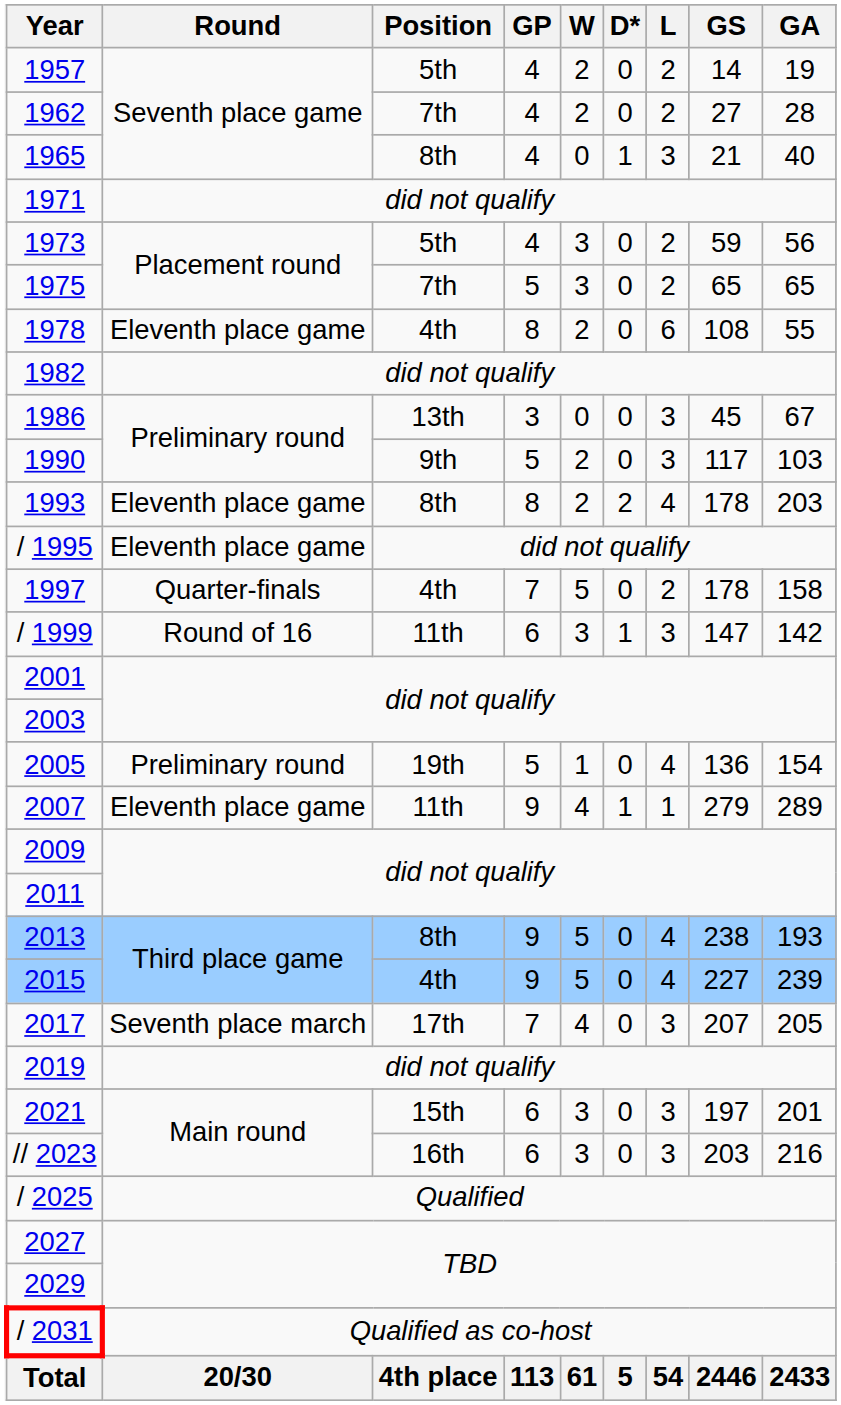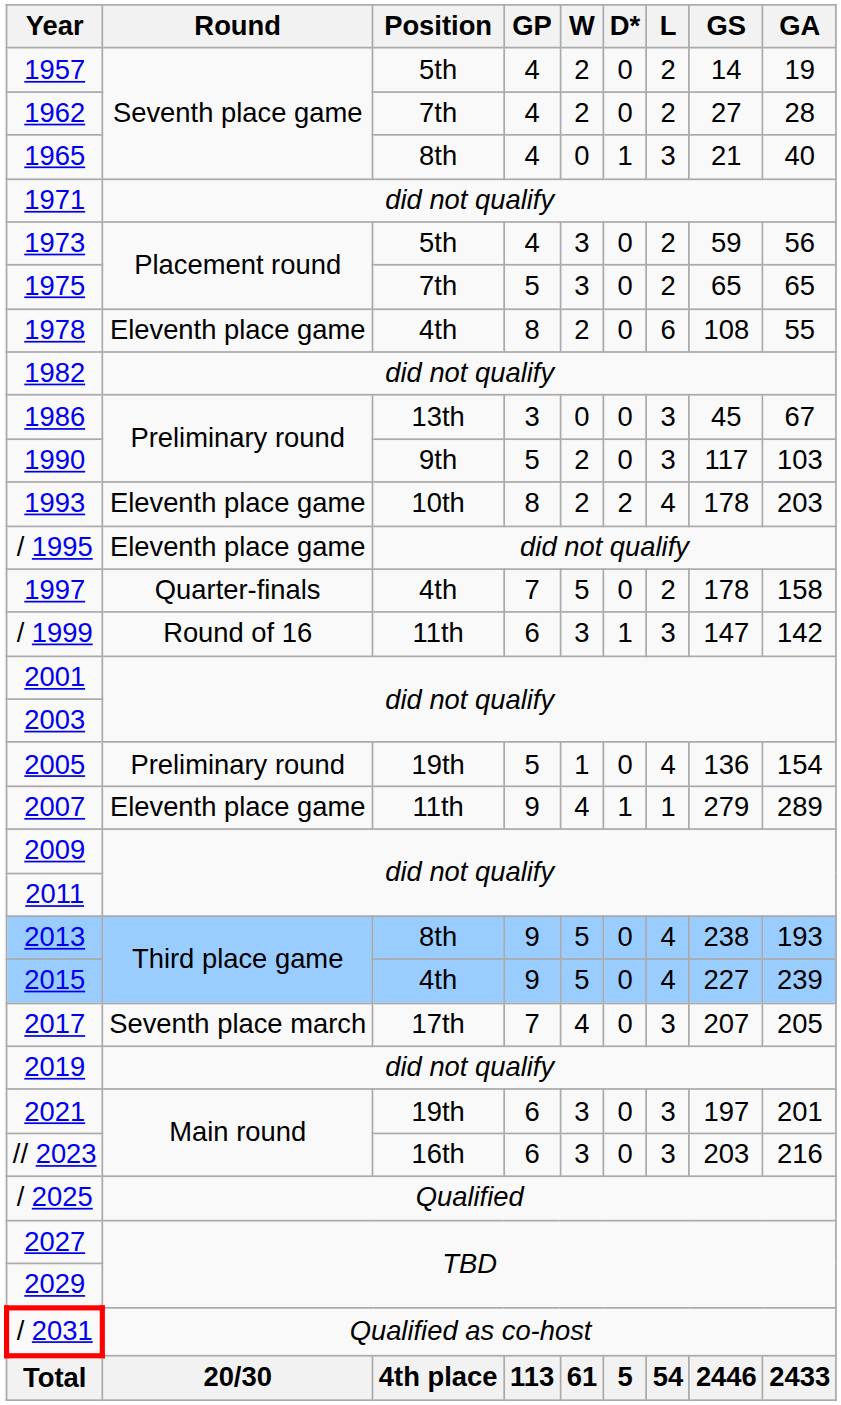(438, 503) 8th -> (438, 503) 10th
(438, 1110) 15th -> (438, 1110) 19th
